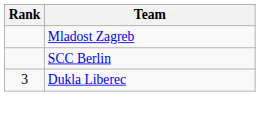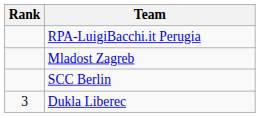+ row: (124, 36)
